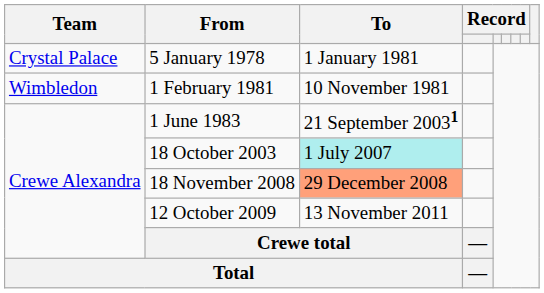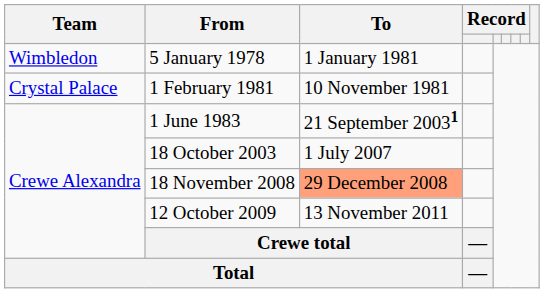(63, 58) Crystal Palace -> (53, 58) Wimbledon
(53, 88) Wimbledon -> (63, 88) Crystal Palace
(348, 153) paleturquoise background -> (348, 153) no background
